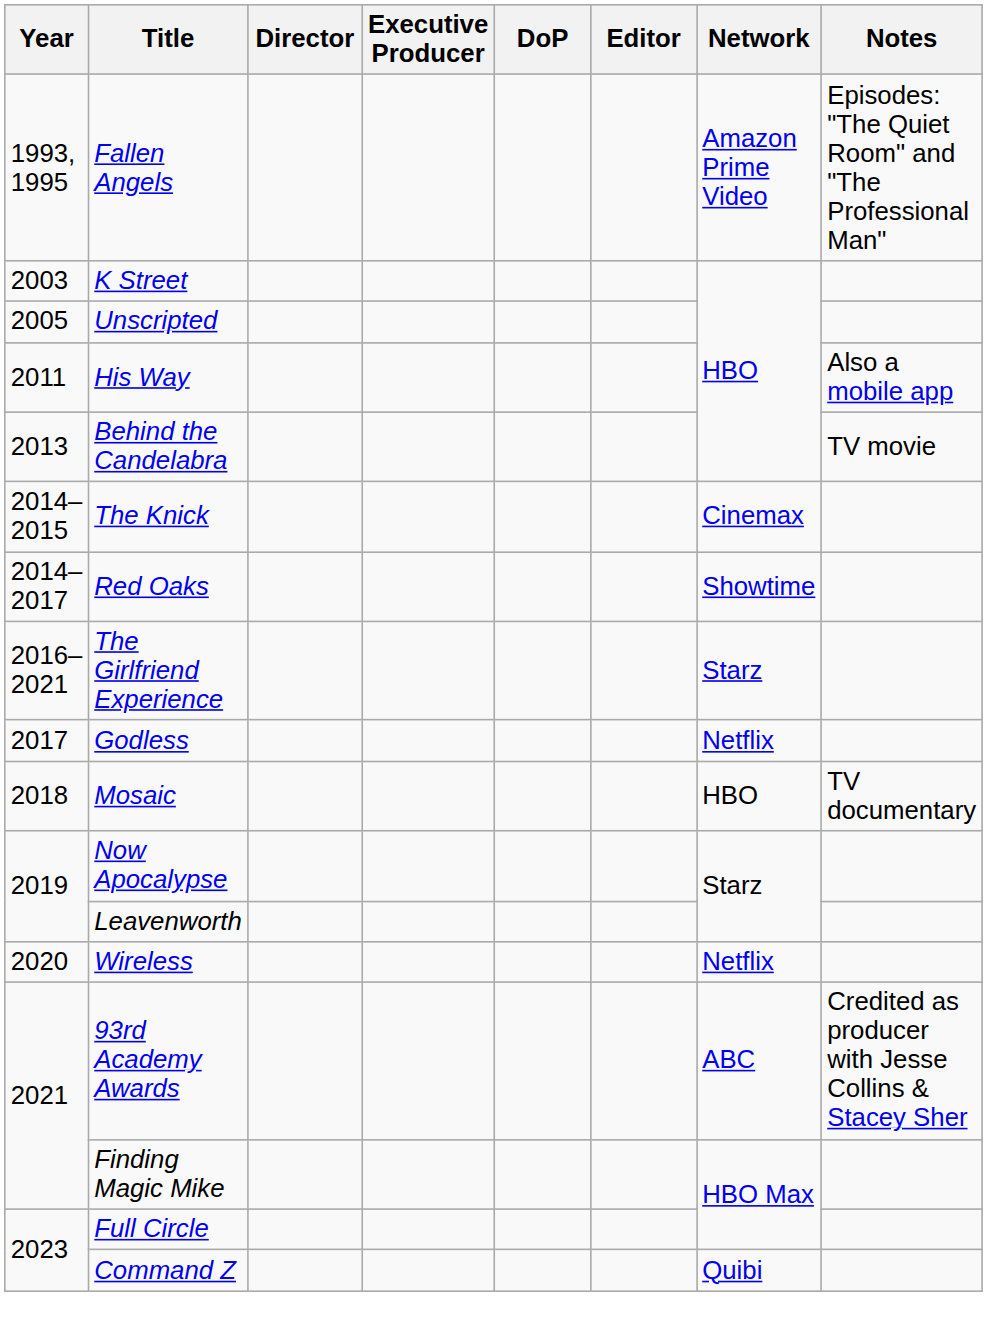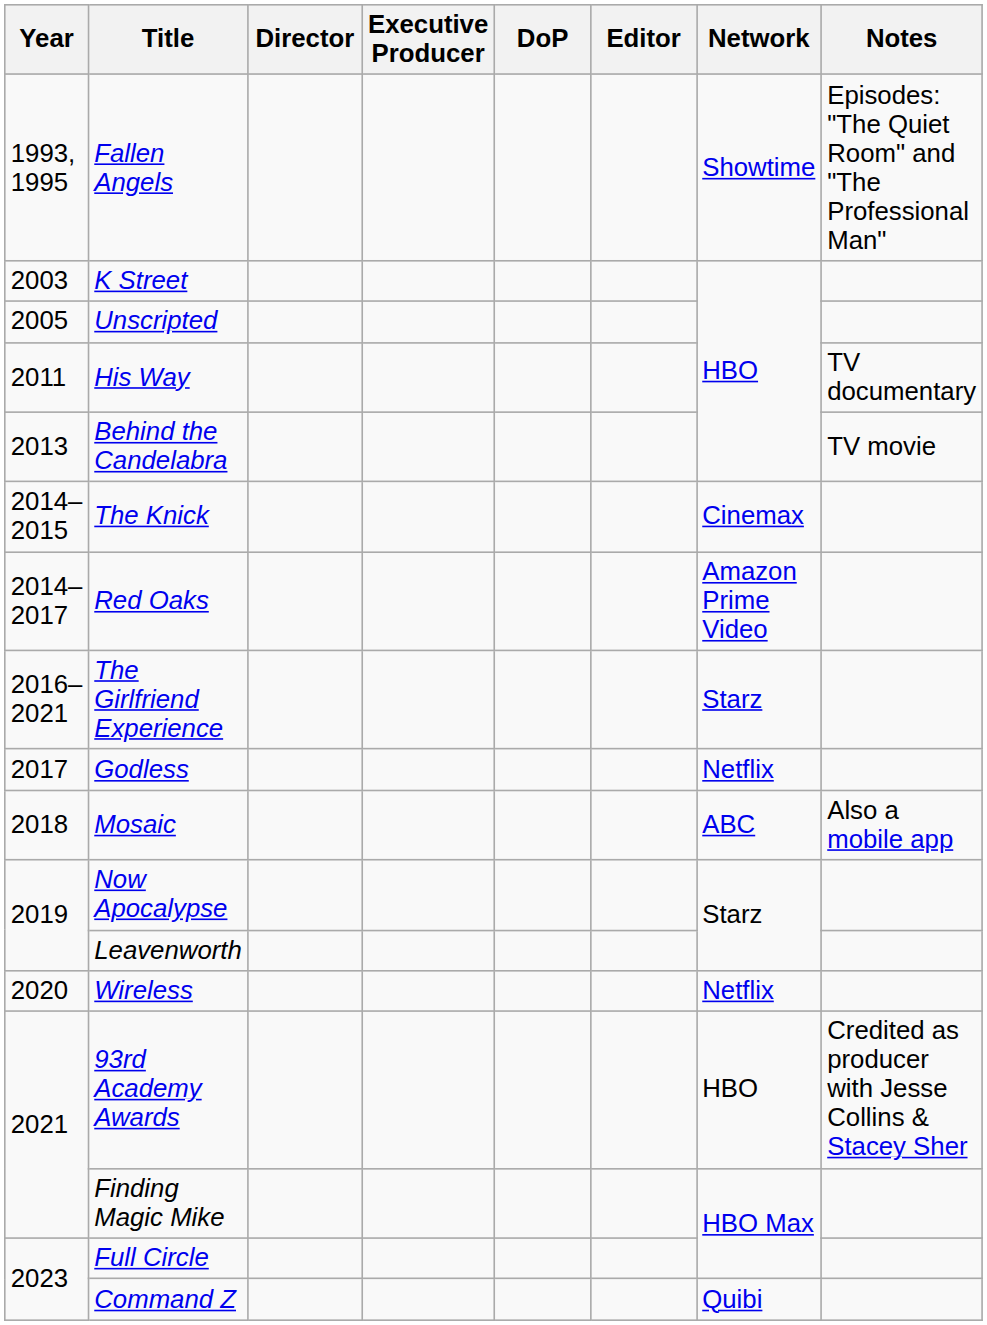(749, 167) Amazon Prime Video -> (759, 167) Showtime
(890, 376) Also a mobile app -> (902, 376) TV documentary
(759, 586) Showtime -> (749, 600) Amazon Prime Video
(730, 795) HBO -> (729, 824) ABC
(902, 795) TV documentary -> (890, 824) Also a mobile app
(729, 1060) ABC -> (730, 1089) HBO
